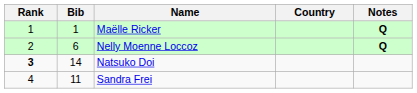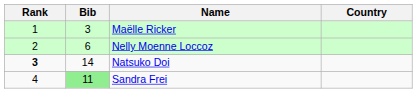- column: (383, 12)
(76, 29) 1 -> (88, 29) 3
(76, 79) no background -> (88, 79) lightgreen background
